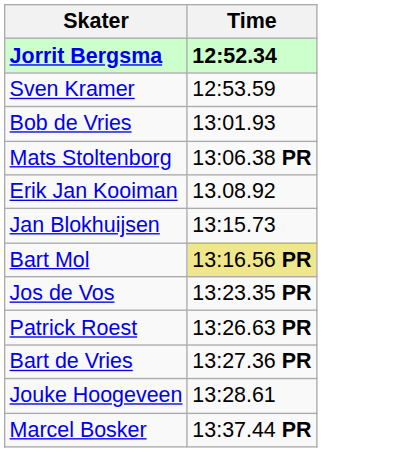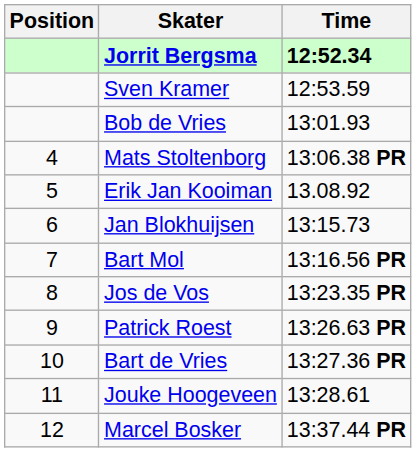+ column: (52, 21)
(252, 259) khaki background -> (346, 259) no background
